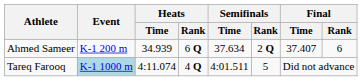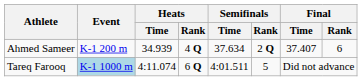(193, 49) 6 Q -> (193, 49) 4 Q
(193, 67) 4 Q -> (193, 67) 6 Q
